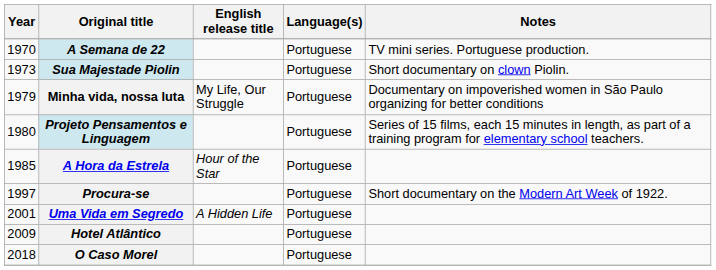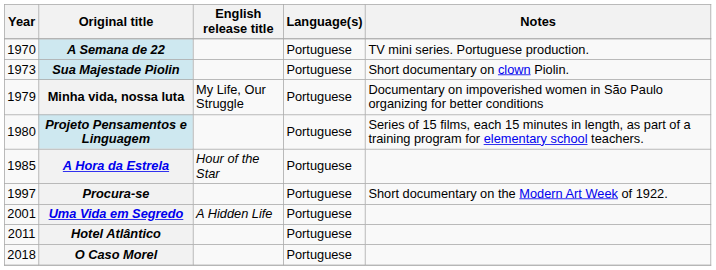(22, 234) 2009 -> (22, 234) 2011
